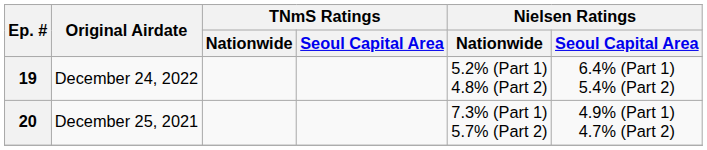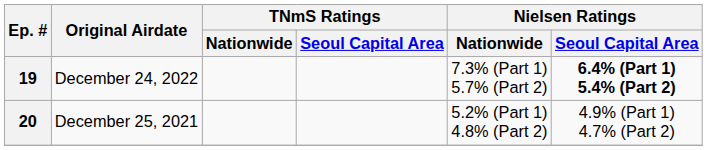(499, 78) 5.2% (Part 1) 4.8% (Part 2) -> (499, 78) 7.3% (Part 1) 5.7% (Part 2)
(627, 78) normal -> (627, 78) bold
(499, 122) 7.3% (Part 1) 5.7% (Part 2) -> (499, 122) 5.2% (Part 1) 4.8% (Part 2)
